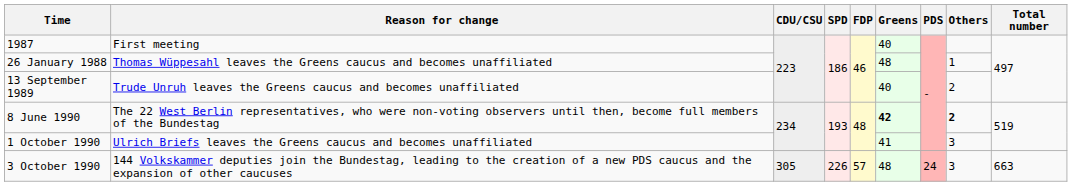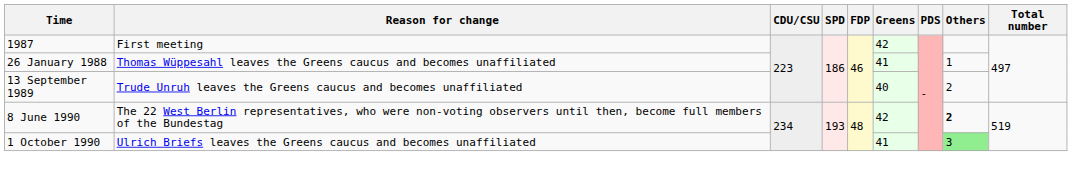(885, 44) 40 -> (882, 44) 42
(885, 62) 48 -> (882, 62) 41
(885, 117) bold -> (882, 117) normal
(952, 142) no background -> (949, 142) lightgreen background
- row: (54, 166)
